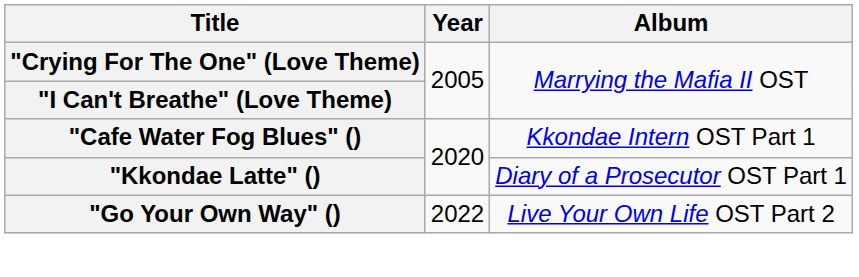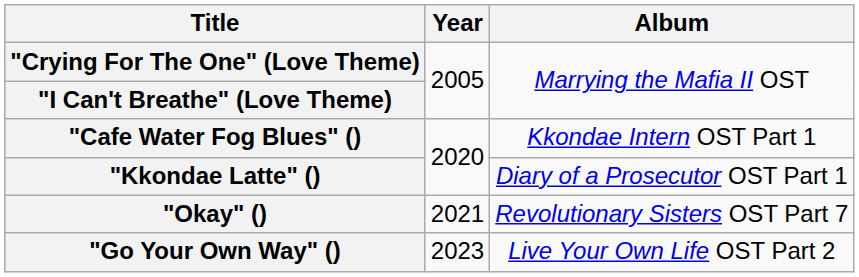+ row: (215, 213)
(458, 213) 2022 -> (458, 251) 2023
